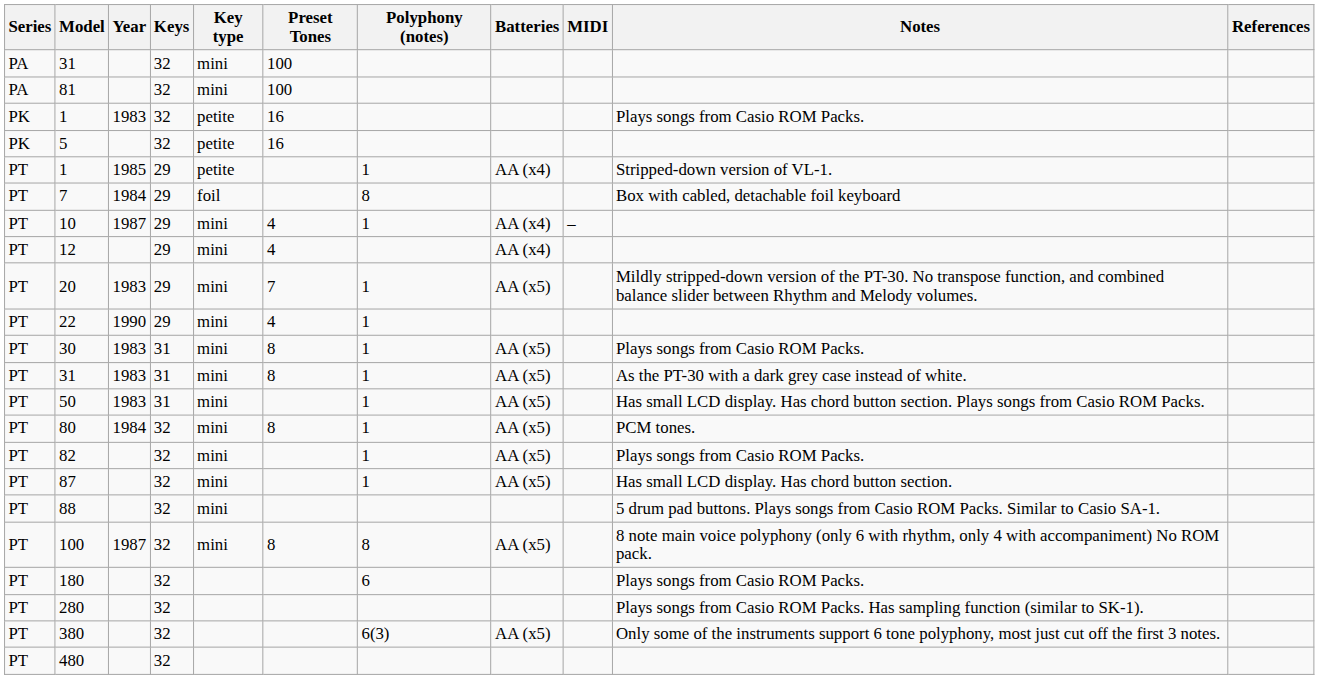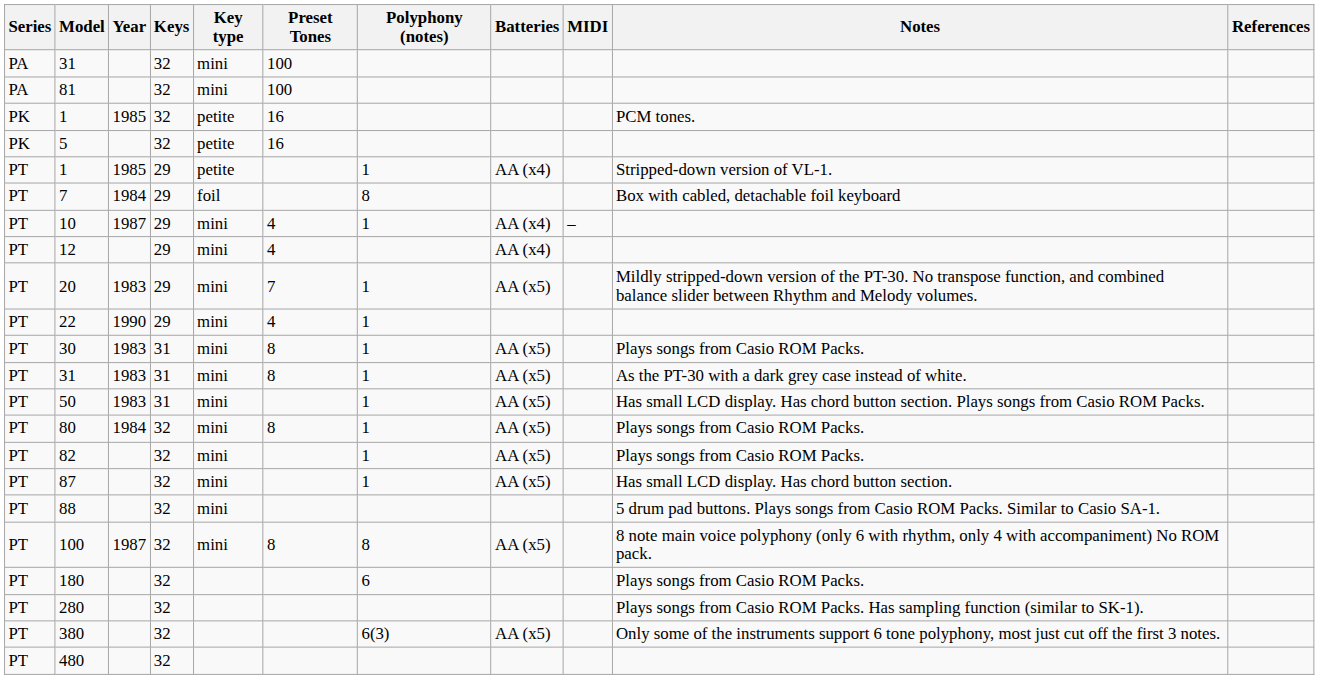(129, 116) 1983 -> (129, 116) 1985
(740, 116) Plays songs from Casio ROM Packs. -> (656, 116) PCM tones.
(656, 428) PCM tones. -> (740, 428) Plays songs from Casio ROM Packs.
